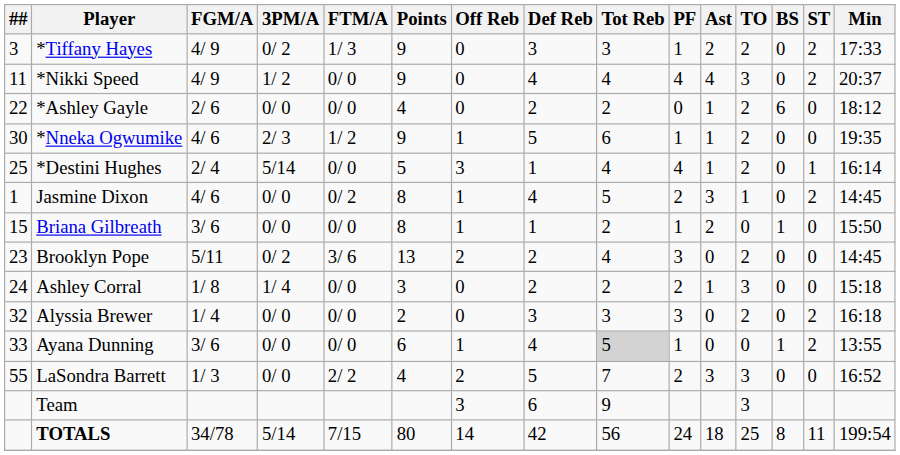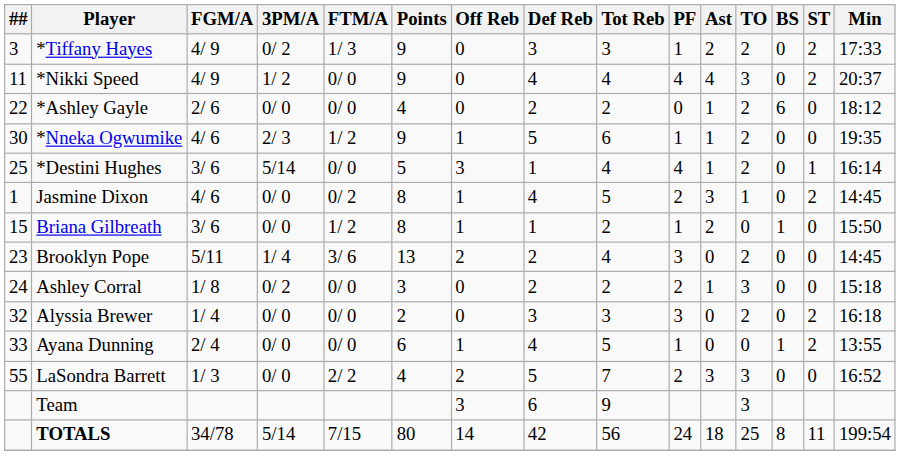(205, 167) 2/ 4 -> (205, 167) 3/ 6
(342, 227) 0/ 0 -> (342, 227) 1/ 2
(276, 256) 0/ 2 -> (276, 256) 1/ 4
(276, 286) 1/ 4 -> (276, 286) 0/ 2
(205, 345) 3/ 6 -> (205, 345) 2/ 4
(606, 345) lightgrey background -> (606, 345) no background
